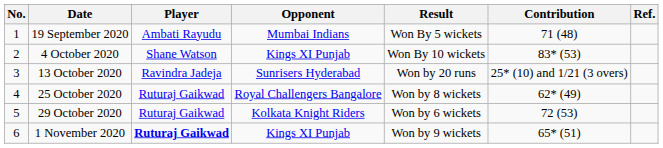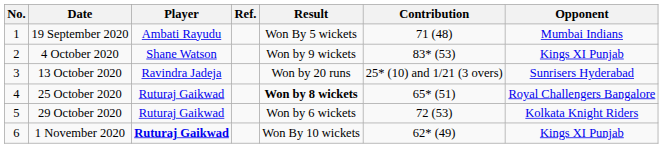columns swapped: (308, 14) <-> (644, 14)
(436, 53) Won By 10 wickets -> (311, 53) Won by 9 wickets
(436, 93) normal -> (311, 93) bold
(559, 93) 62* (49) -> (434, 93) 65* (51)
(436, 133) Won by 9 wickets -> (311, 133) Won By 10 wickets
(559, 133) 65* (51) -> (434, 133) 62* (49)
